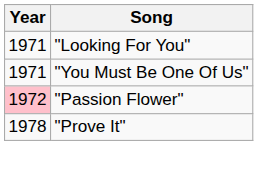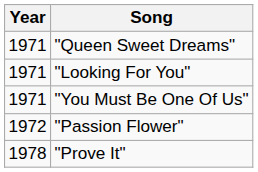+ row: (145, 45)
(28, 99) pink background -> (28, 126) no background
